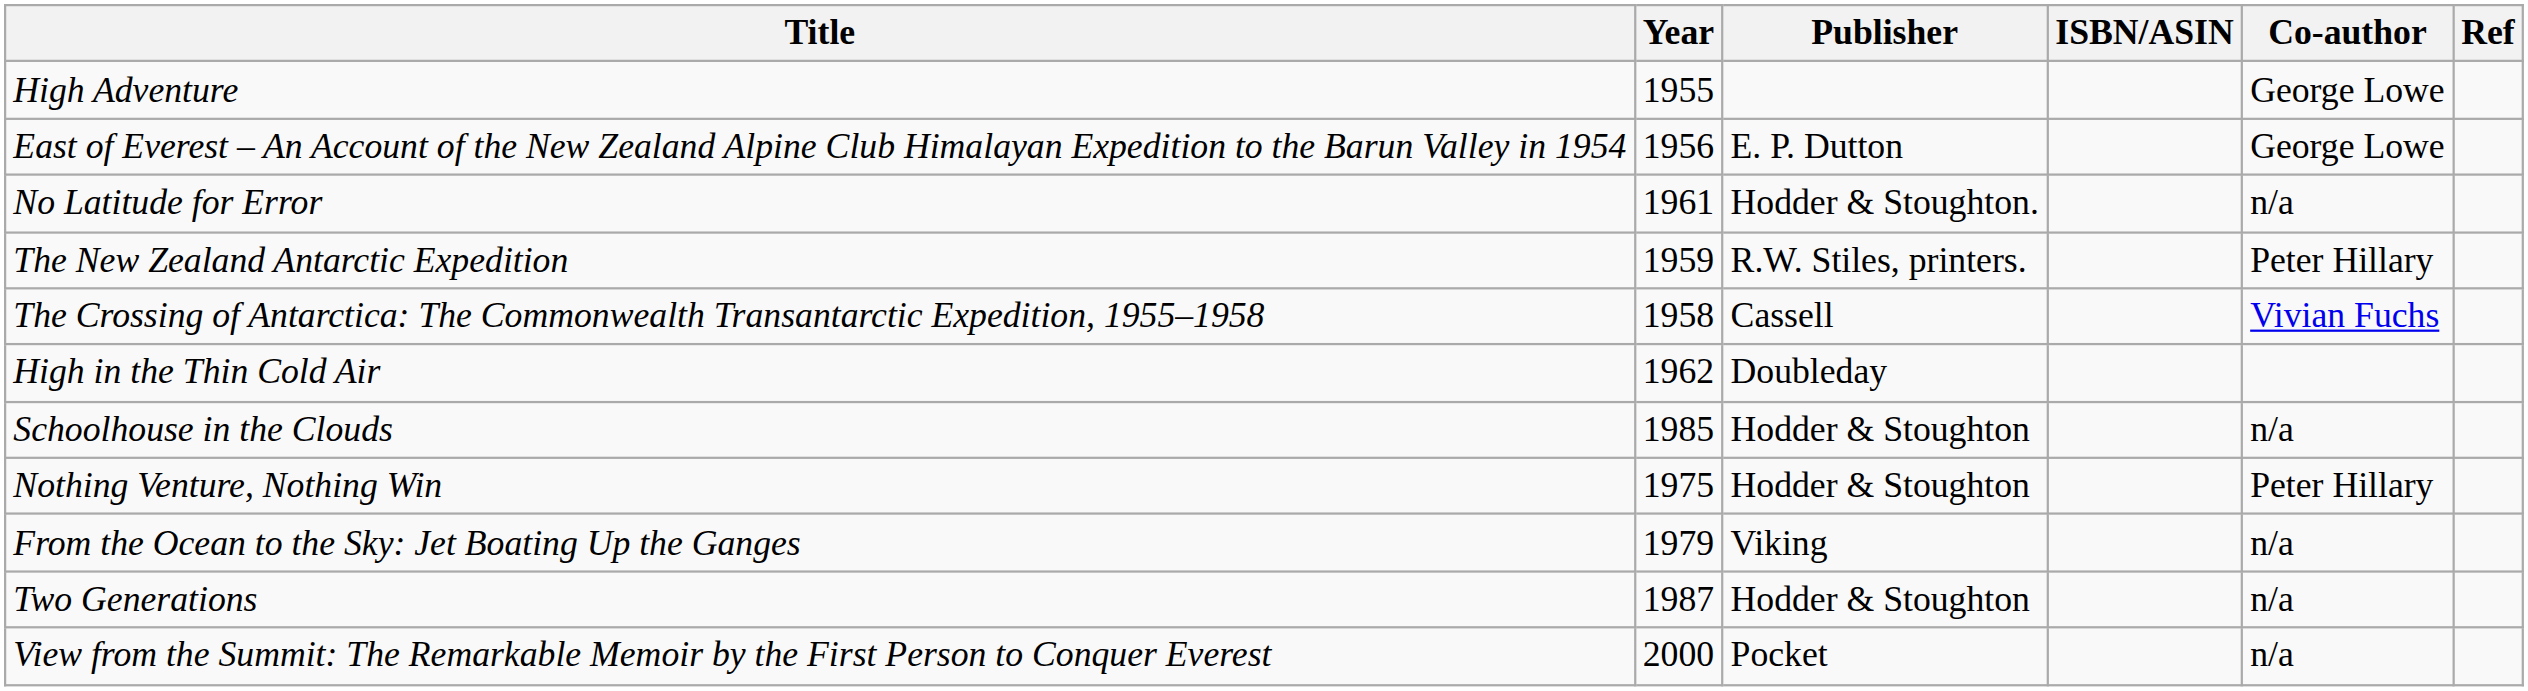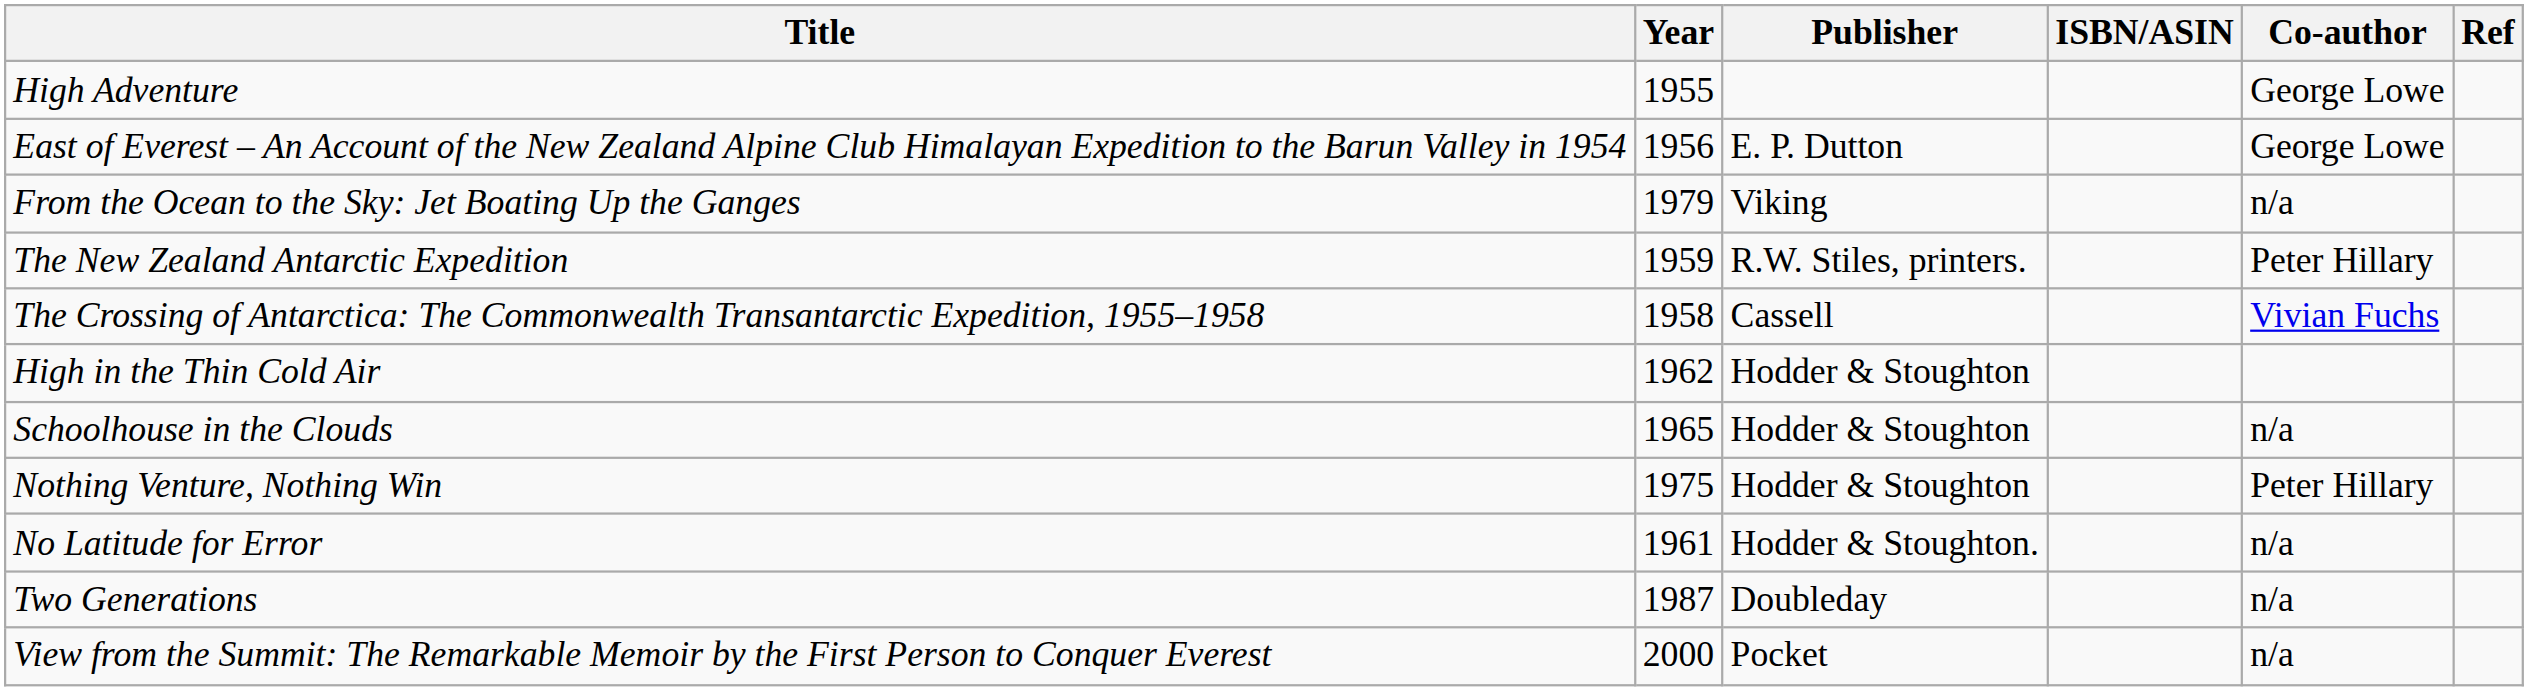rows swapped: (168, 202) <-> (407, 542)
(1809, 372) Doubleday -> (1880, 372) Hodder & Stoughton
(1678, 428) 1985 -> (1678, 428) 1965
(1880, 598) Hodder & Stoughton -> (1809, 598) Doubleday
